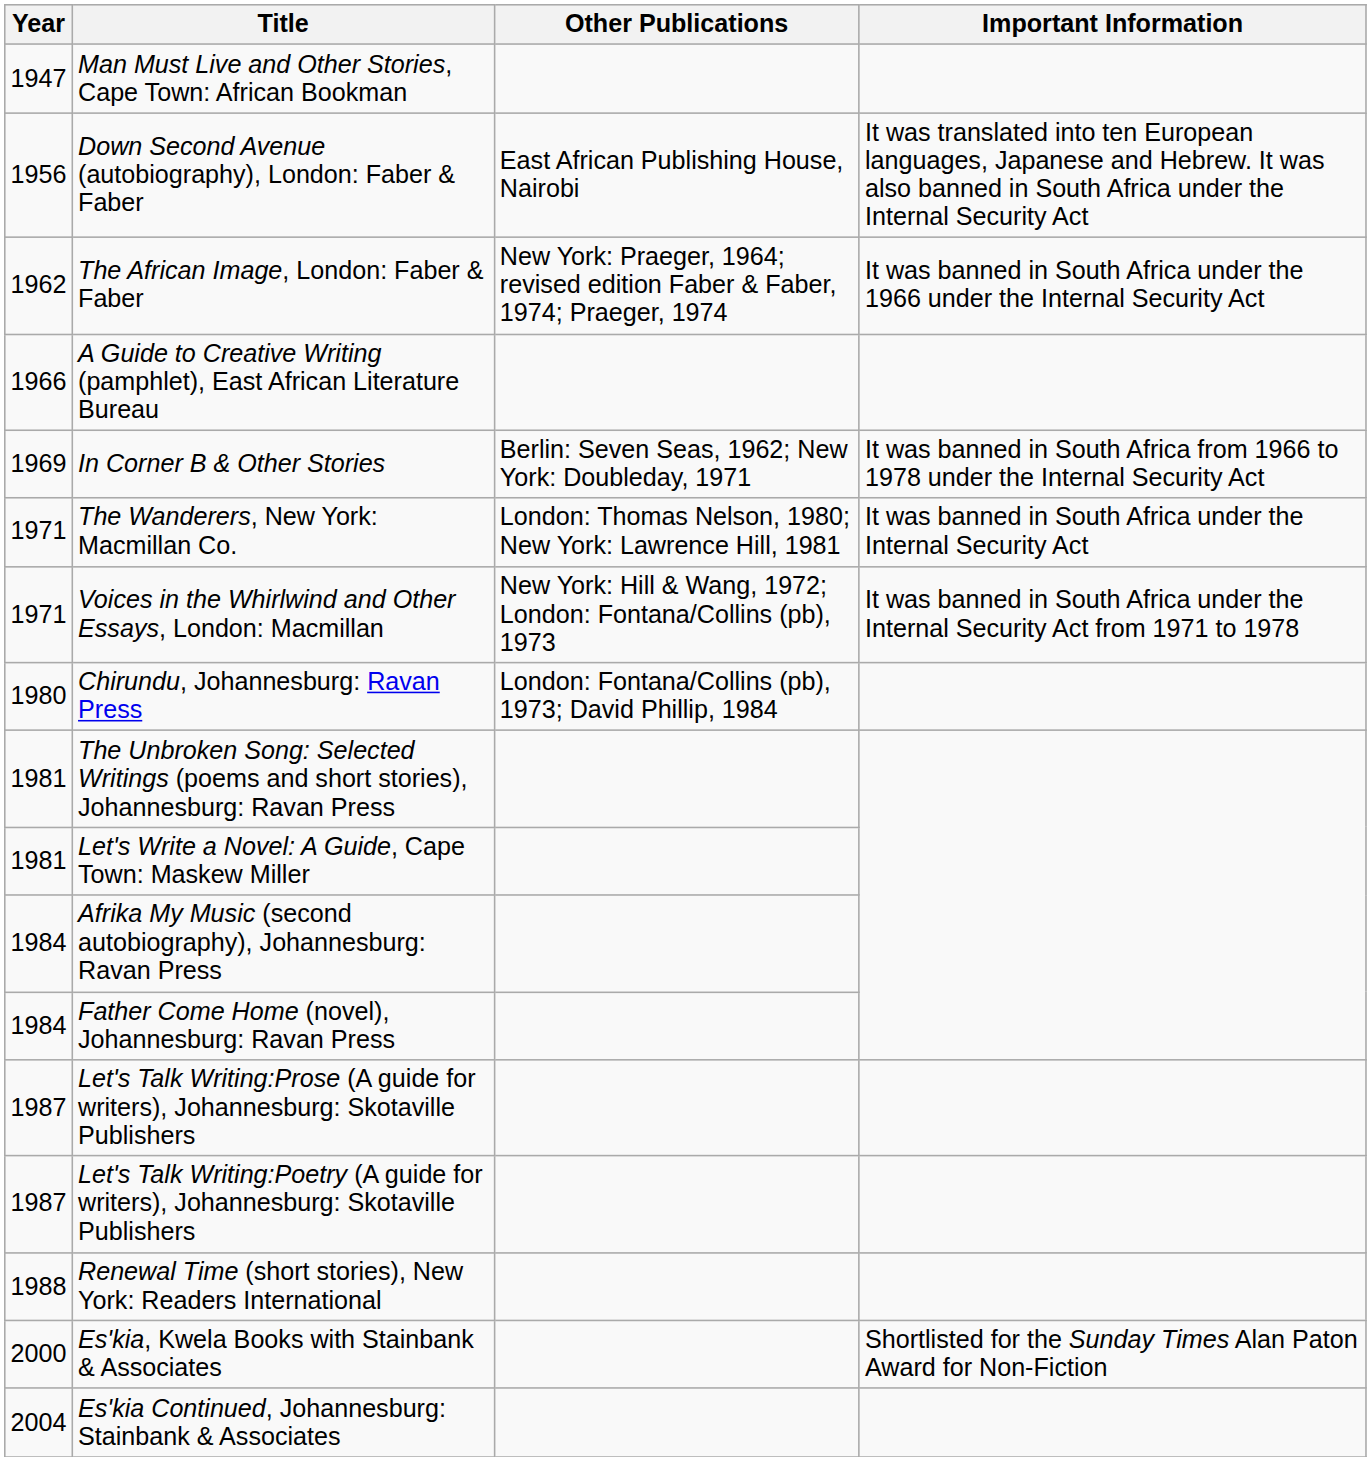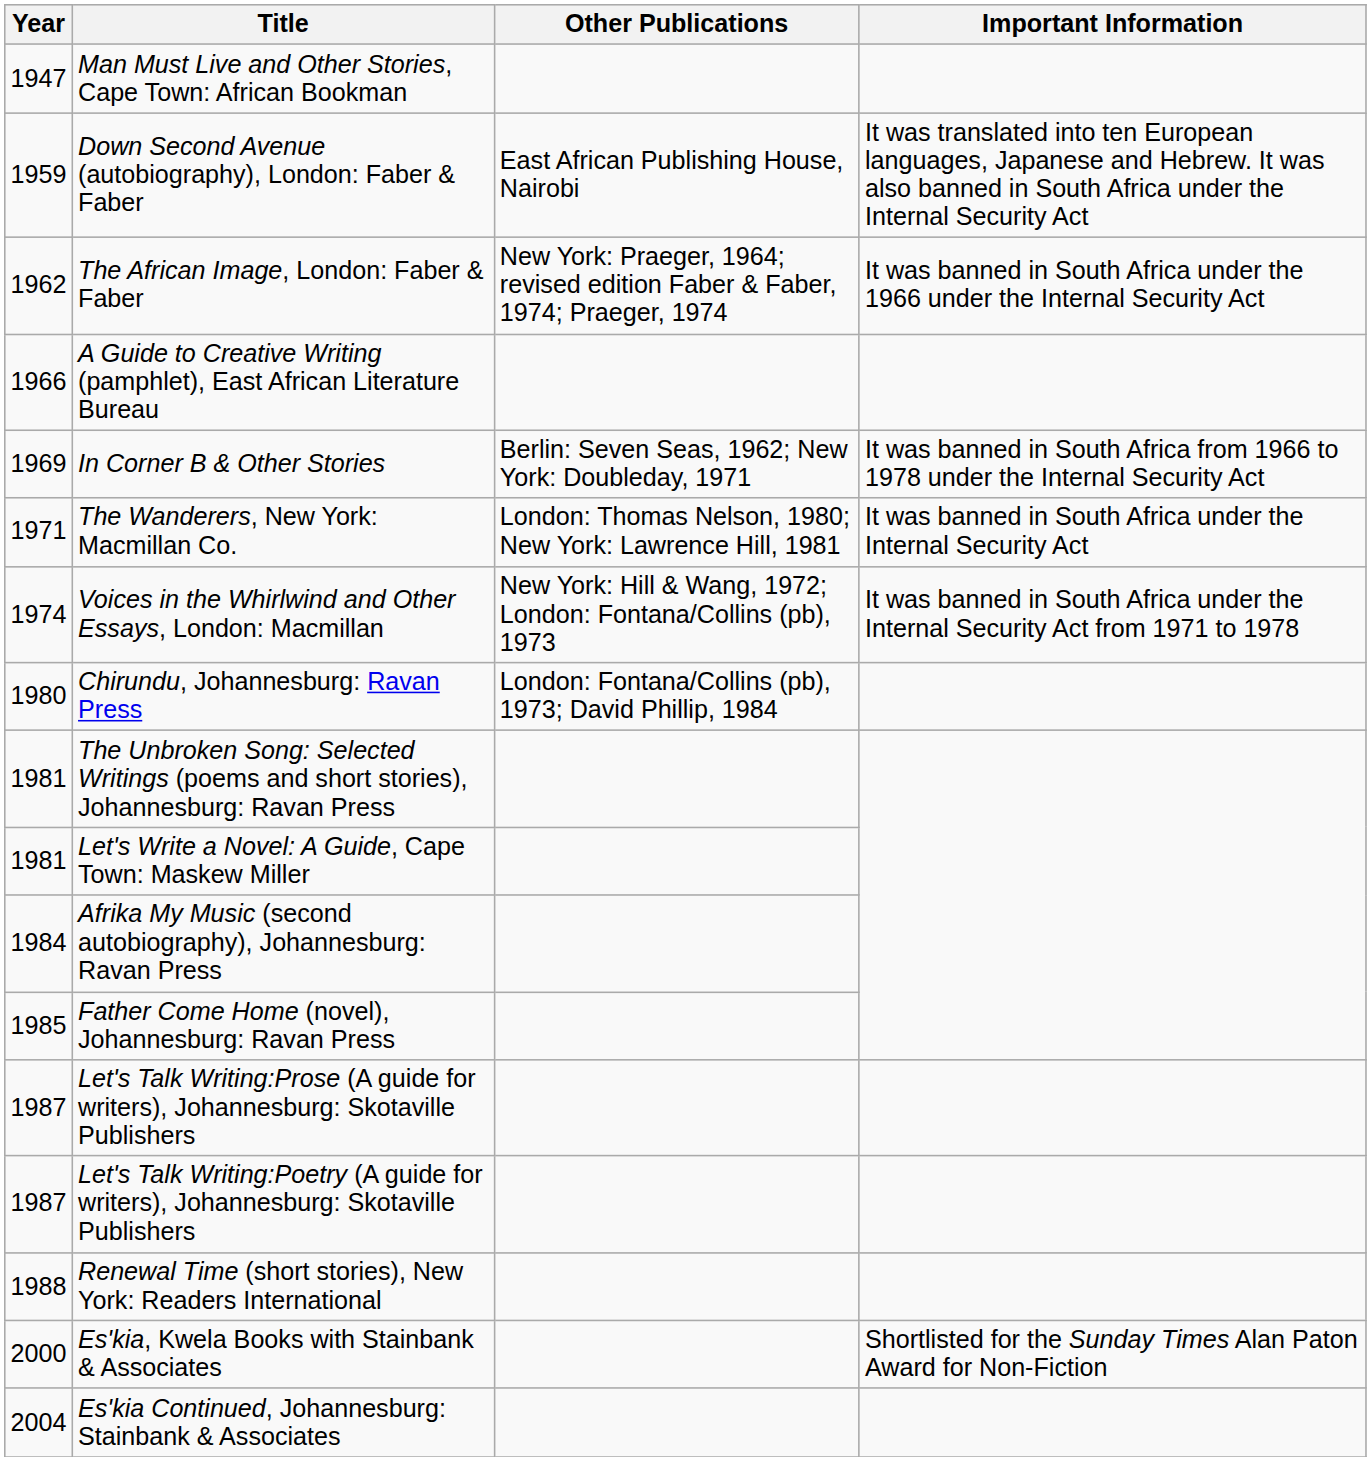(39, 174) 1956 -> (39, 174) 1959
(39, 614) 1971 -> (39, 614) 1974
(39, 1025) 1984 -> (39, 1025) 1985
